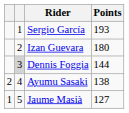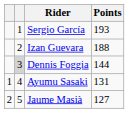(101, 47) 180 -> (101, 47) 188
(9, 81) 2 -> (9, 81) 1
(101, 81) 138 -> (101, 81) 131
(9, 99) 1 -> (9, 99) 2
